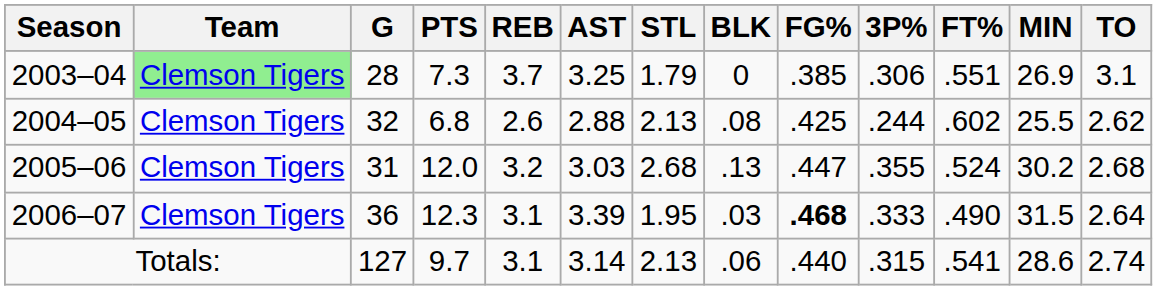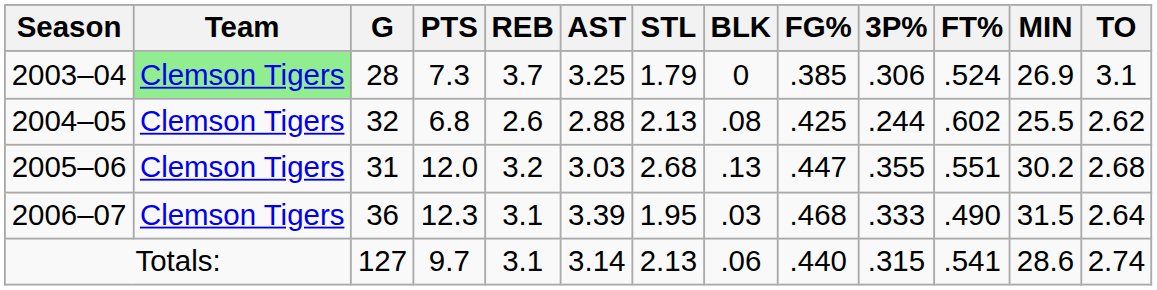(972, 74) .551 -> (972, 74) .524
(972, 167) .524 -> (972, 167) .551
(818, 214) bold -> (818, 214) normal
